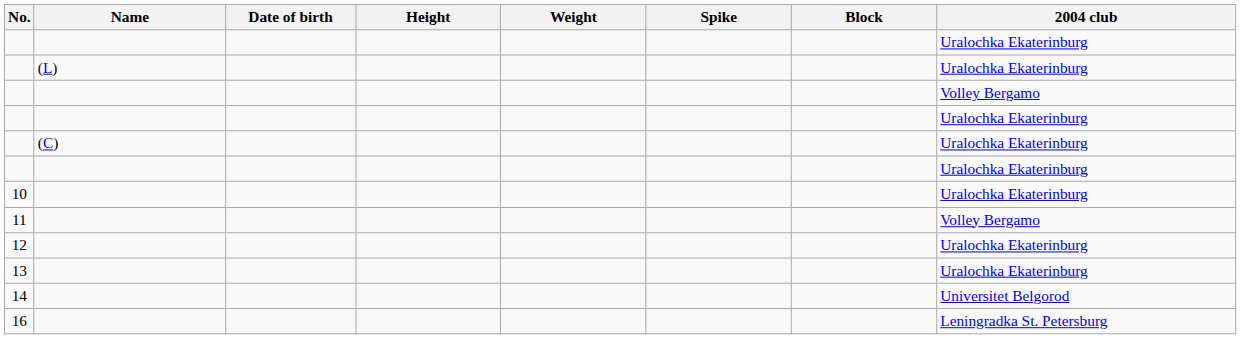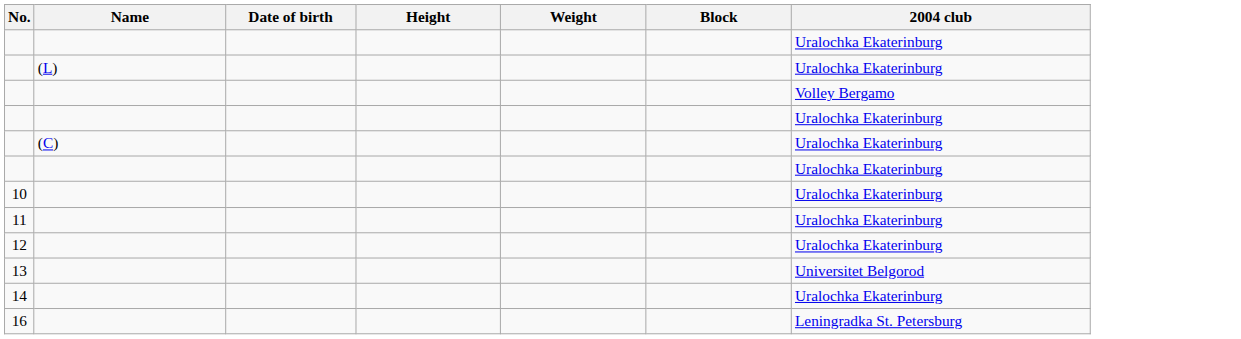- column: (719, 17)
(990, 219) Volley Bergamo -> (869, 219) Uralochka Ekaterinburg
(1014, 270) Uralochka Ekaterinburg -> (860, 270) Universitet Belgorod
(1005, 295) Universitet Belgorod -> (869, 295) Uralochka Ekaterinburg
